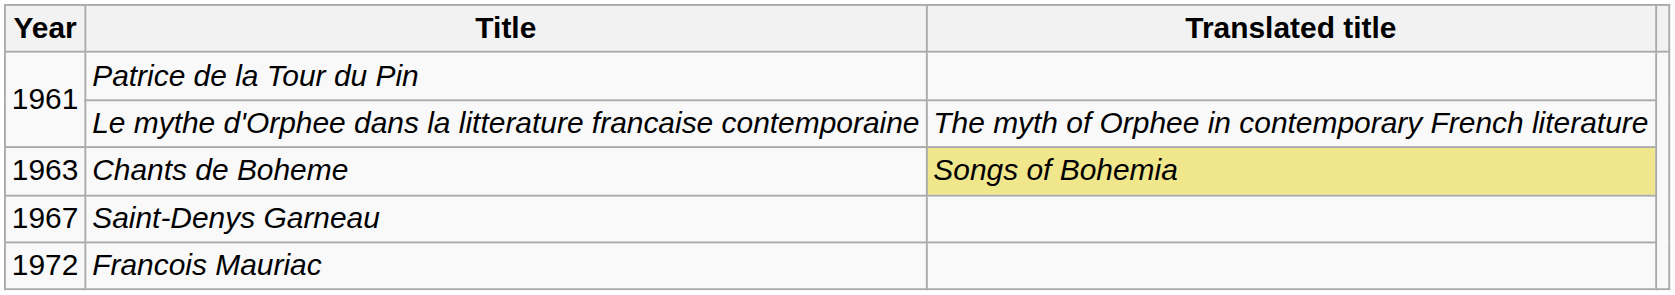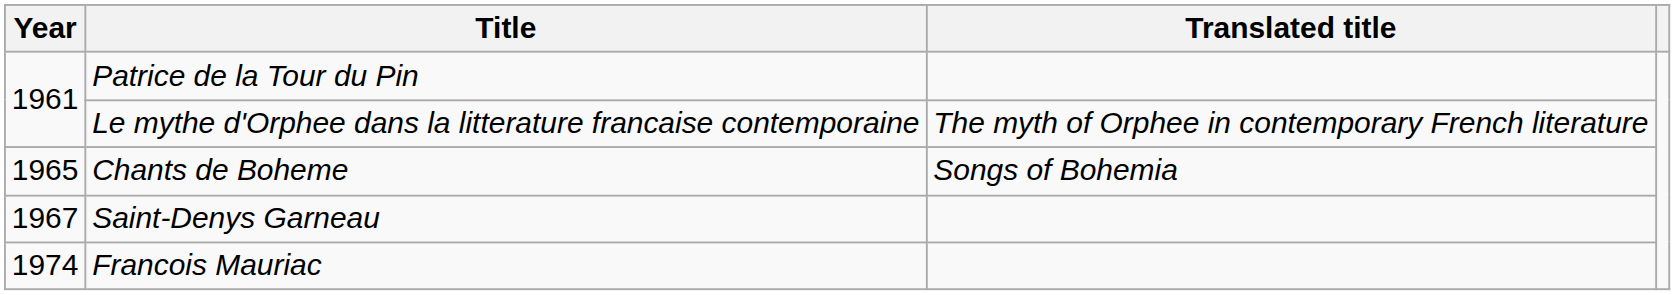(45, 170) 1963 -> (45, 170) 1965
(1056, 170) khaki background -> (1056, 170) no background
(45, 265) 1972 -> (45, 265) 1974
